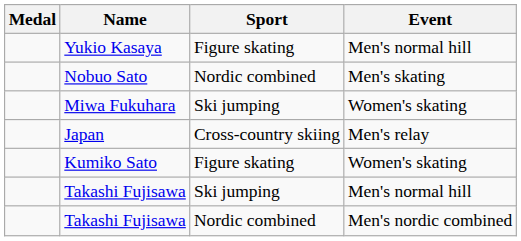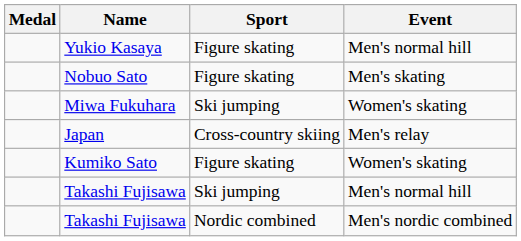(255, 76) Nordic combined -> (244, 76) Figure skating
